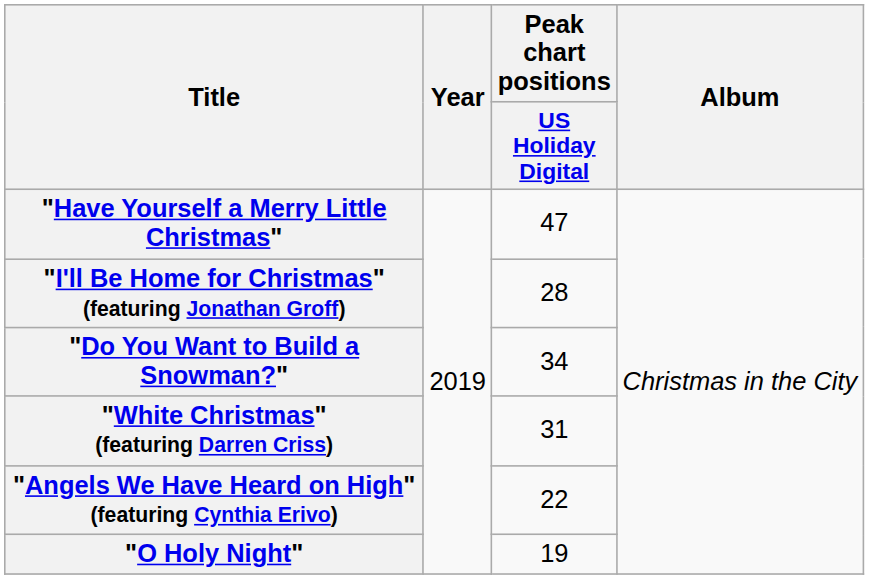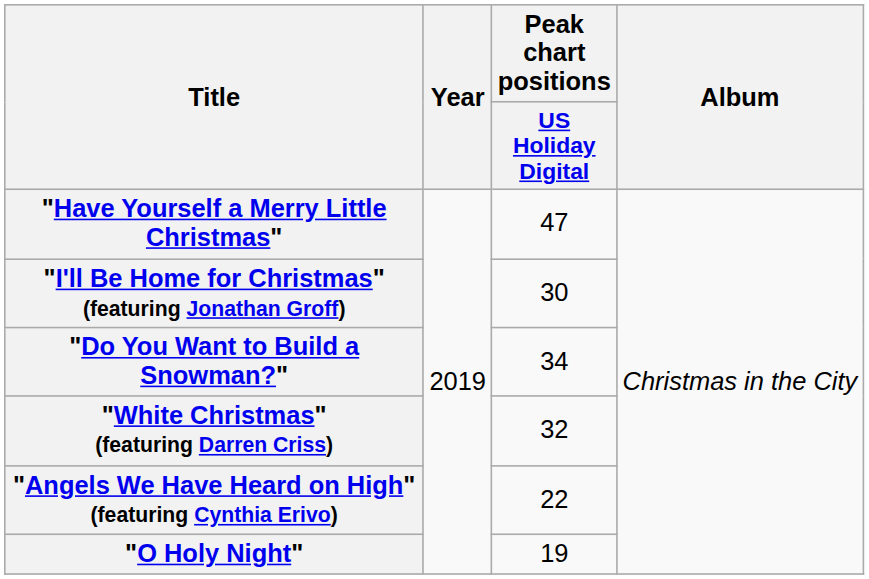(554, 292) 28 -> (554, 292) 30
(554, 430) 31 -> (554, 430) 32
